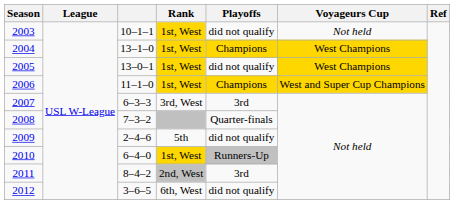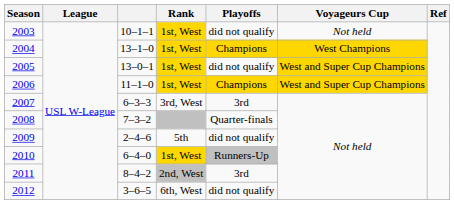(352, 66) West Champions -> (352, 66) West and Super Cup Champions
